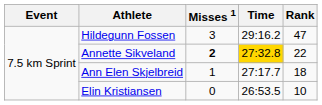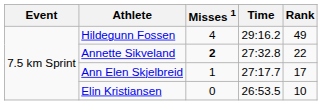(212, 36) 3 -> (212, 36) 4
(300, 36) 47 -> (300, 36) 49
(261, 54) gold background -> (261, 54) no background
(300, 72) 18 -> (300, 72) 17
